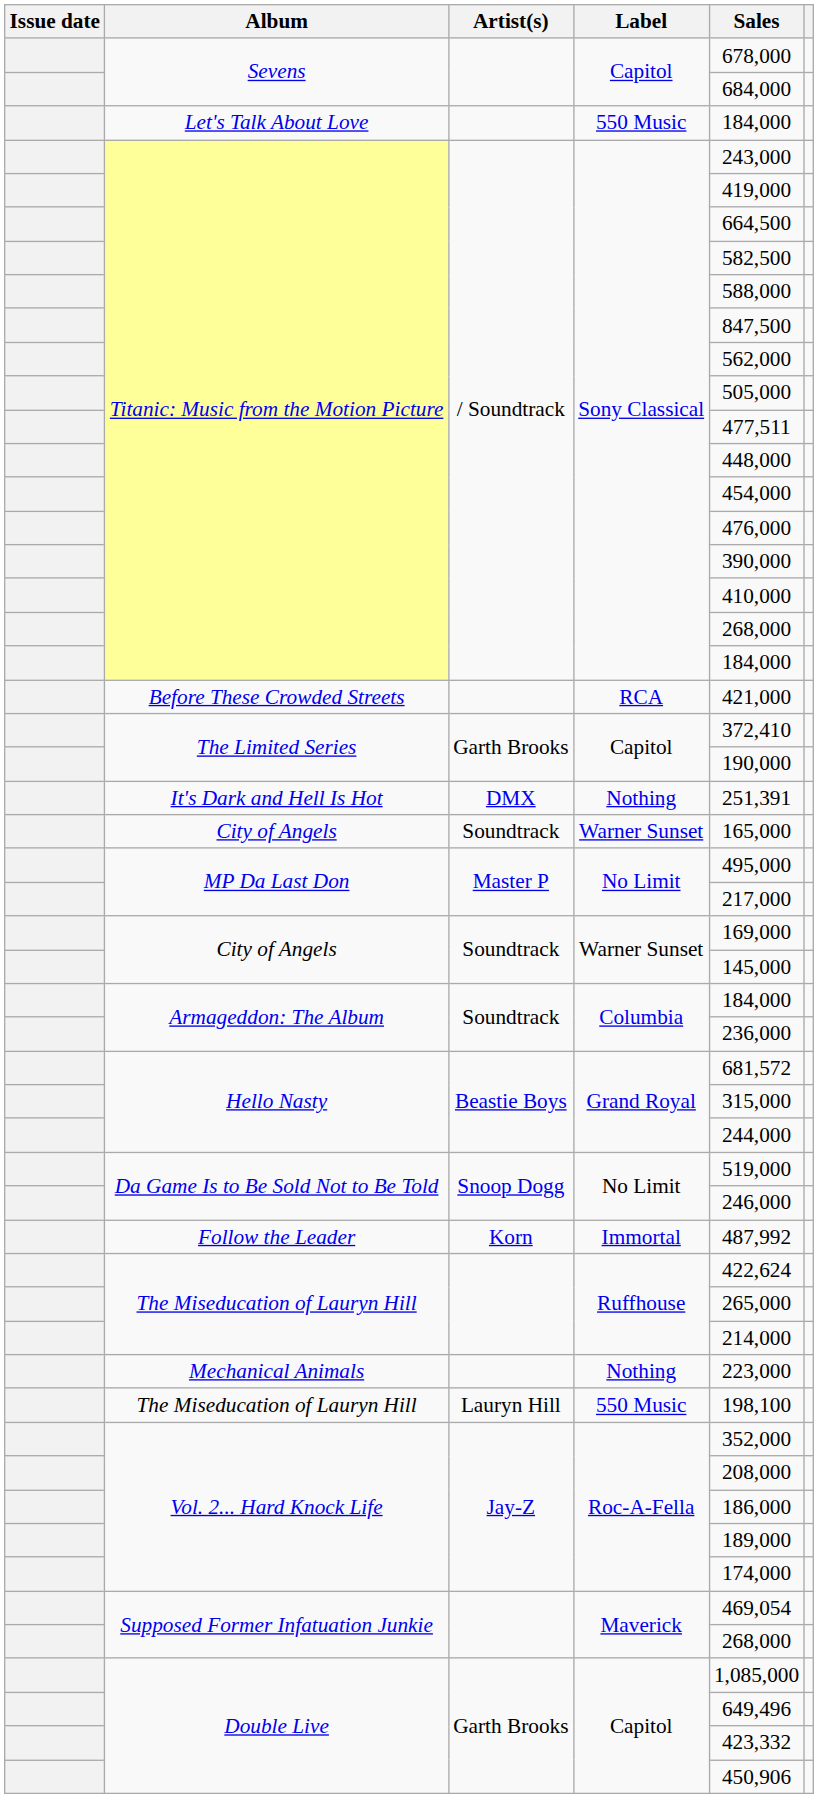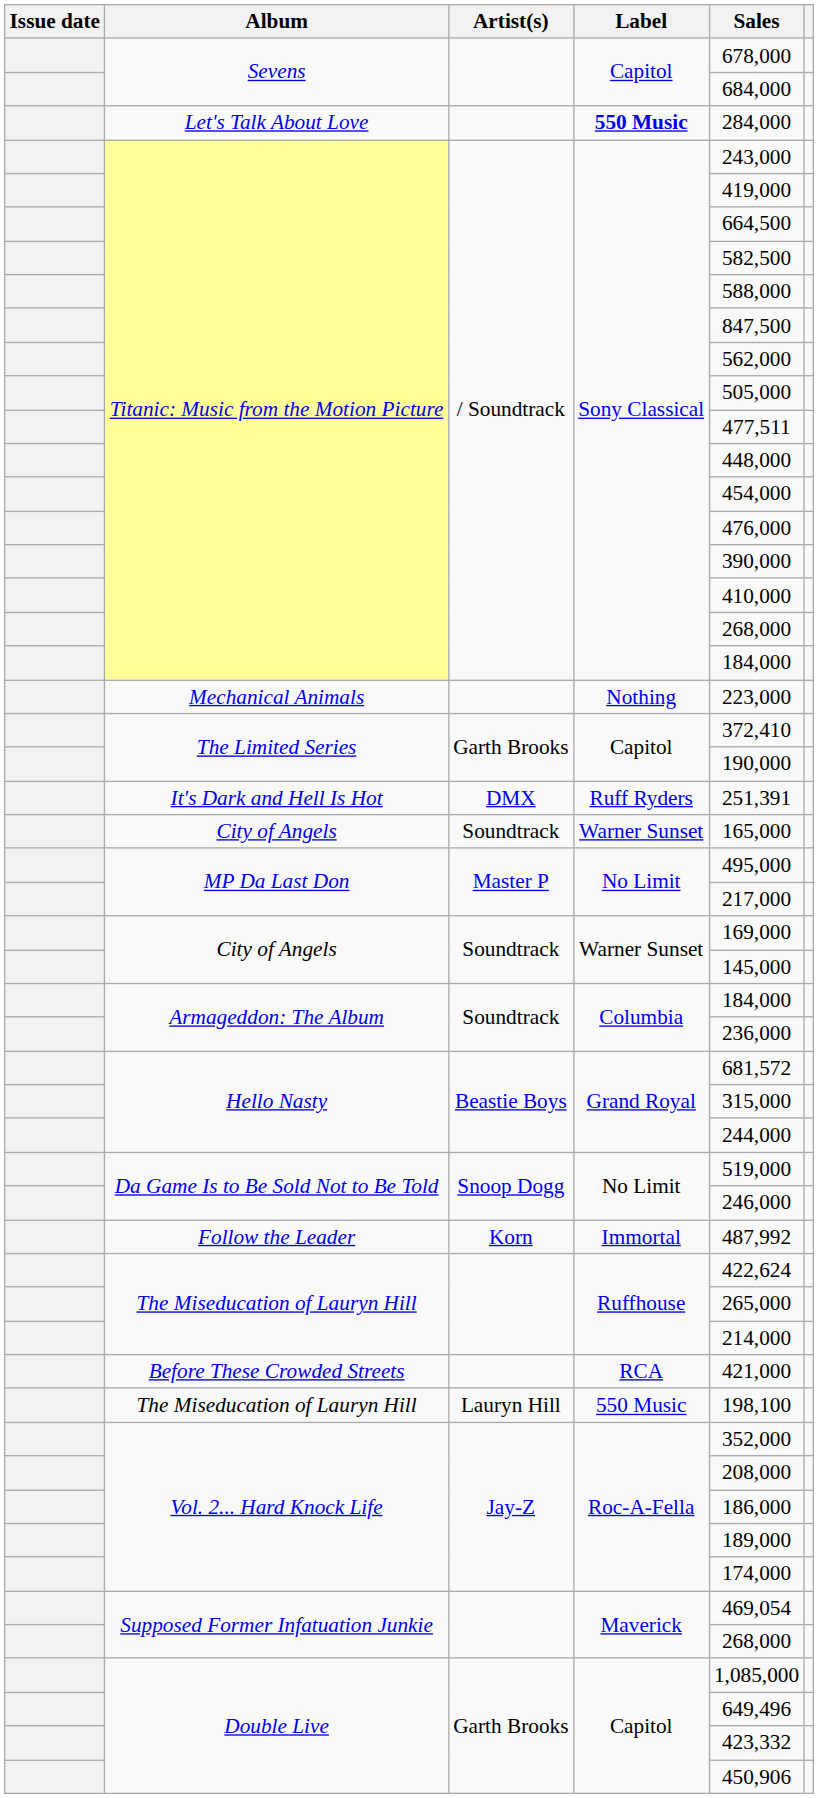(641, 122) normal -> (641, 122) bold
(757, 122) 184,000 -> (757, 122) 284,000
rows swapped: (277, 696) <-> (277, 1371)
(641, 797) Nothing -> (641, 797) Ruff Ryders
